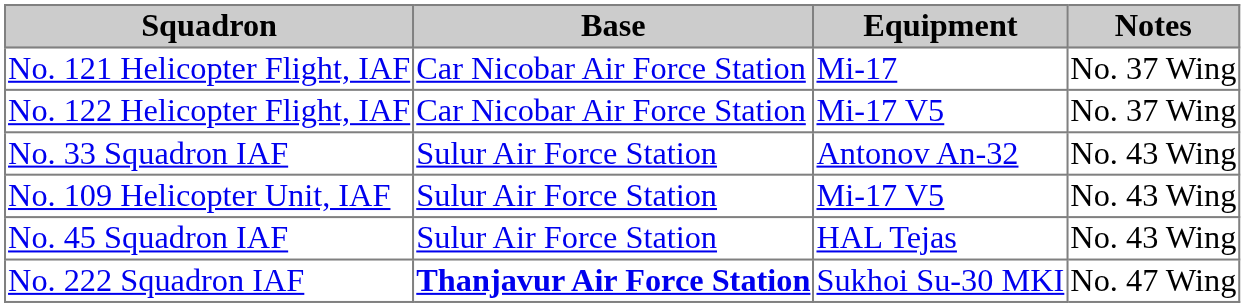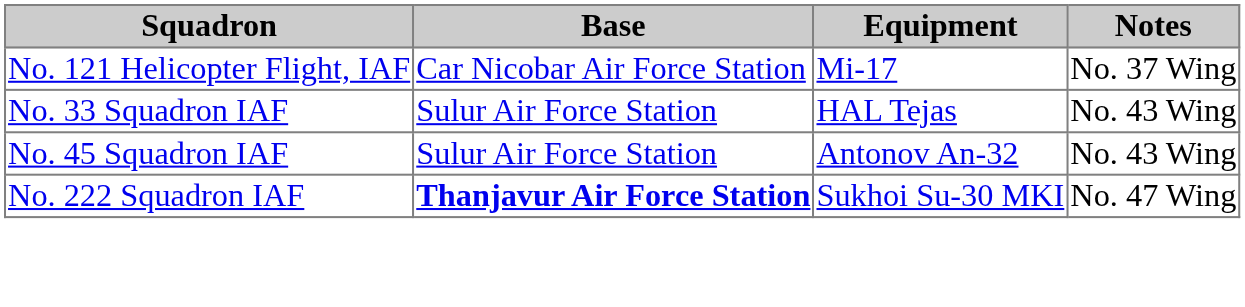- row: (209, 110)
(917, 152) Antonov An-32 -> (887, 110) HAL Tejas
- row: (199, 195)
(887, 237) HAL Tejas -> (917, 152) Antonov An-32
